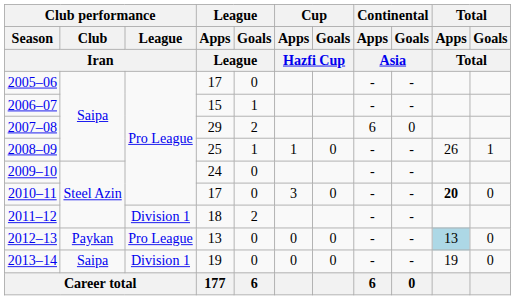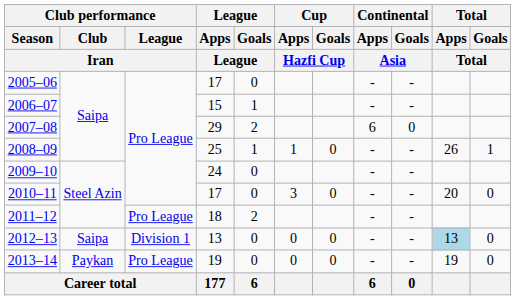(451, 194) bold -> (451, 194) normal
(160, 216) Division 1 -> (160, 216) Pro League
(93, 238) Paykan -> (93, 238) Saipa
(160, 238) Pro League -> (160, 238) Division 1
(93, 261) Saipa -> (93, 261) Paykan
(160, 261) Division 1 -> (160, 261) Pro League
